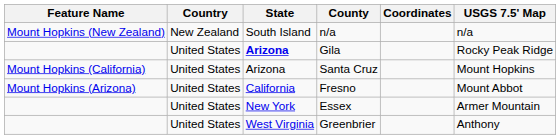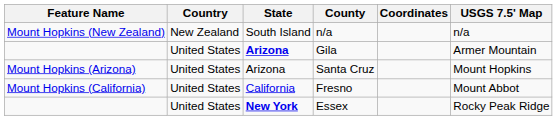(505, 50) Rocky Peak Ridge -> (495, 50) Armer Mountain
(76, 69) Mount Hopkins (California) -> (71, 69) Mount Hopkins (Arizona)
(71, 87) Mount Hopkins (Arizona) -> (76, 87) Mount Hopkins (California)
(270, 106) normal -> (272, 106) bold
(498, 106) Armer Mountain -> (501, 106) Rocky Peak Ridge
- row: (347, 124)
